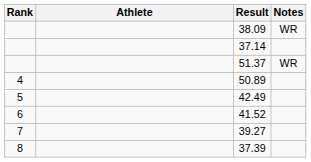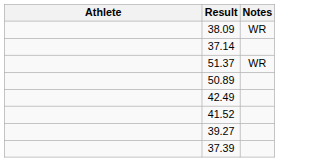- column: (20, 13)
